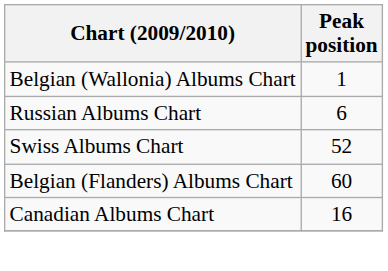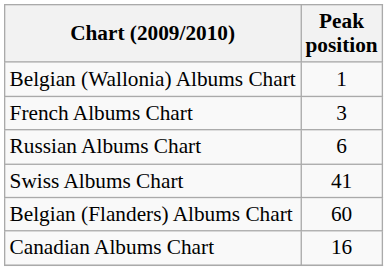+ row: (101, 112)
(342, 146) 52 -> (342, 180) 41
